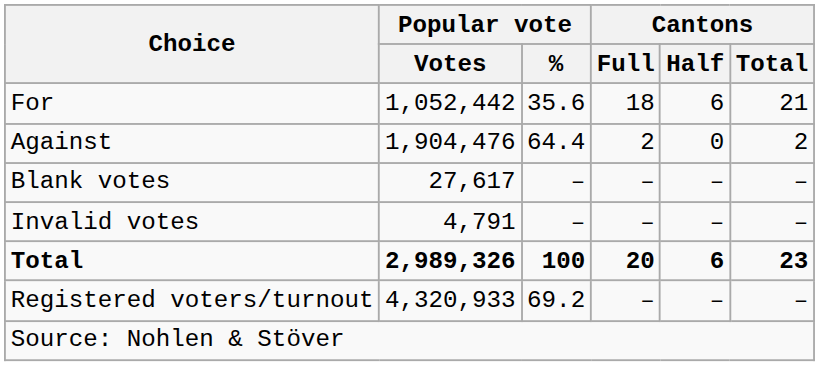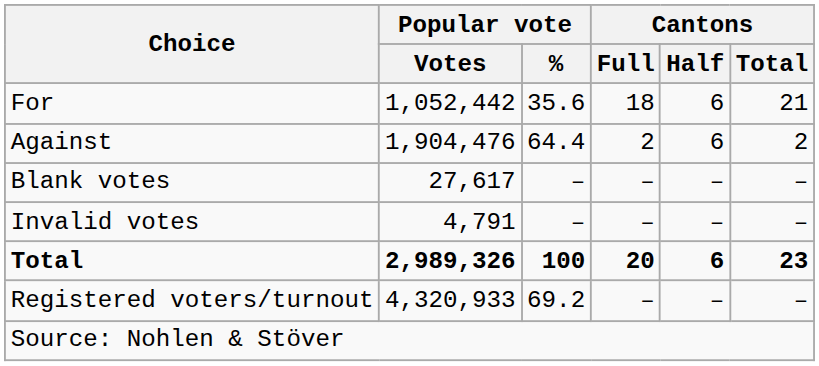(717, 143) 0 -> (717, 143) 6
